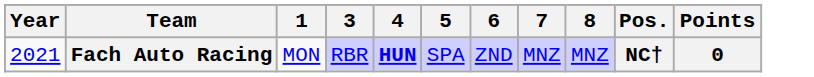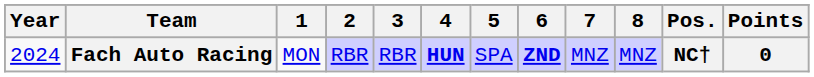+ column: (350, 22)
(35, 55) 2021 -> (35, 55) 2024
(494, 55) normal -> (542, 55) bold
